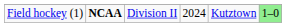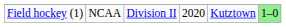(105, 13) bold -> (105, 13) normal
(194, 13) 2024 -> (193, 13) 2020
